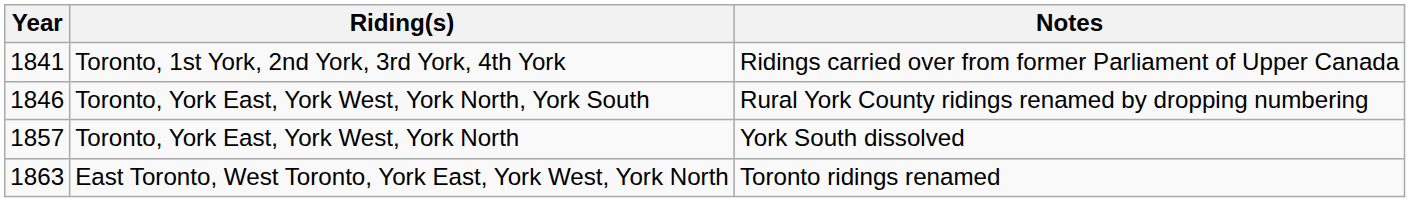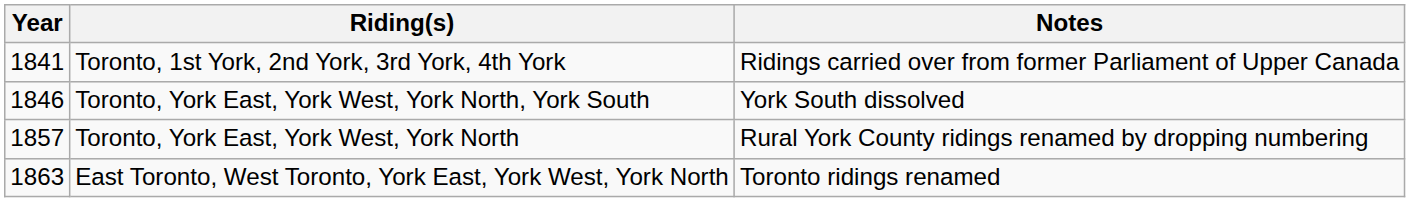(1054, 100) Rural York County ridings renamed by dropping numbering -> (852, 100) York South dissolved
(852, 138) York South dissolved -> (1054, 138) Rural York County ridings renamed by dropping numbering
